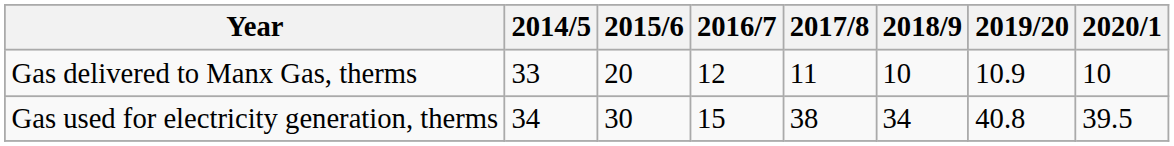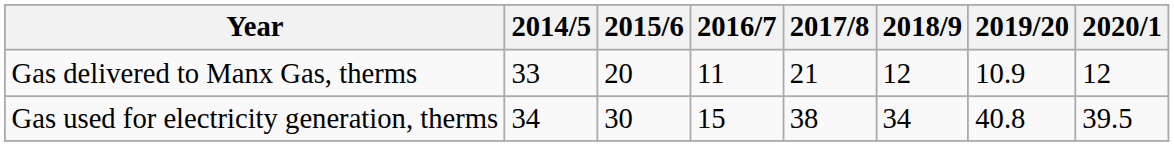(711, 72) 12 -> (711, 72) 11
(804, 72) 11 -> (804, 72) 21
(897, 72) 10 -> (897, 72) 12
(1097, 72) 10 -> (1097, 72) 12
